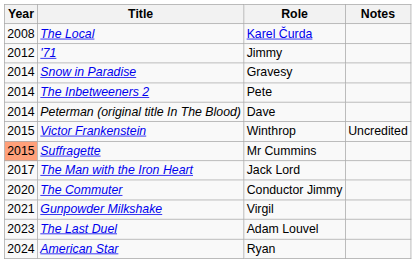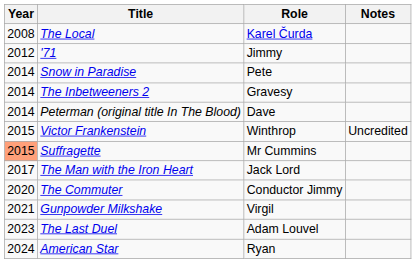(270, 72) Gravesy -> (259, 72) Pete
(259, 92) Pete -> (270, 92) Gravesy
